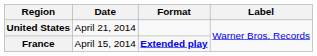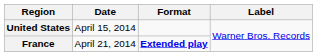(105, 28) April 21, 2014 -> (105, 28) April 15, 2014
(105, 43) April 15, 2014 -> (105, 43) April 21, 2014
